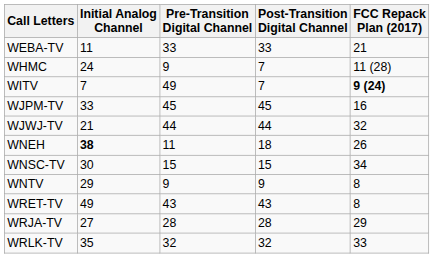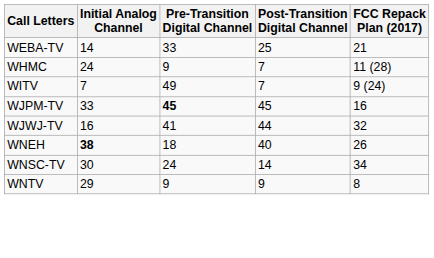(86, 47) 11 -> (87, 47) 14
(265, 47) 33 -> (265, 47) 25
(369, 86) bold -> (369, 86) normal
(169, 106) normal -> (169, 106) bold
(87, 125) 21 -> (87, 125) 16
(169, 125) 44 -> (169, 125) 41
(169, 145) 11 -> (169, 145) 18
(265, 145) 18 -> (265, 145) 40
(169, 164) 15 -> (169, 164) 24
(265, 164) 15 -> (265, 164) 14
- row: (35, 203)
- row: (35, 223)
- row: (35, 243)
